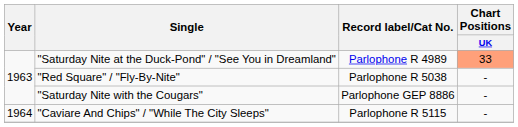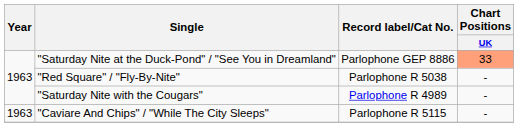(398, 59) Parlophone R 4989 -> (398, 59) Parlophone GEP 8886
(398, 95) Parlophone GEP 8886 -> (398, 95) Parlophone R 4989
(20, 113) 1964 -> (20, 113) 1963
